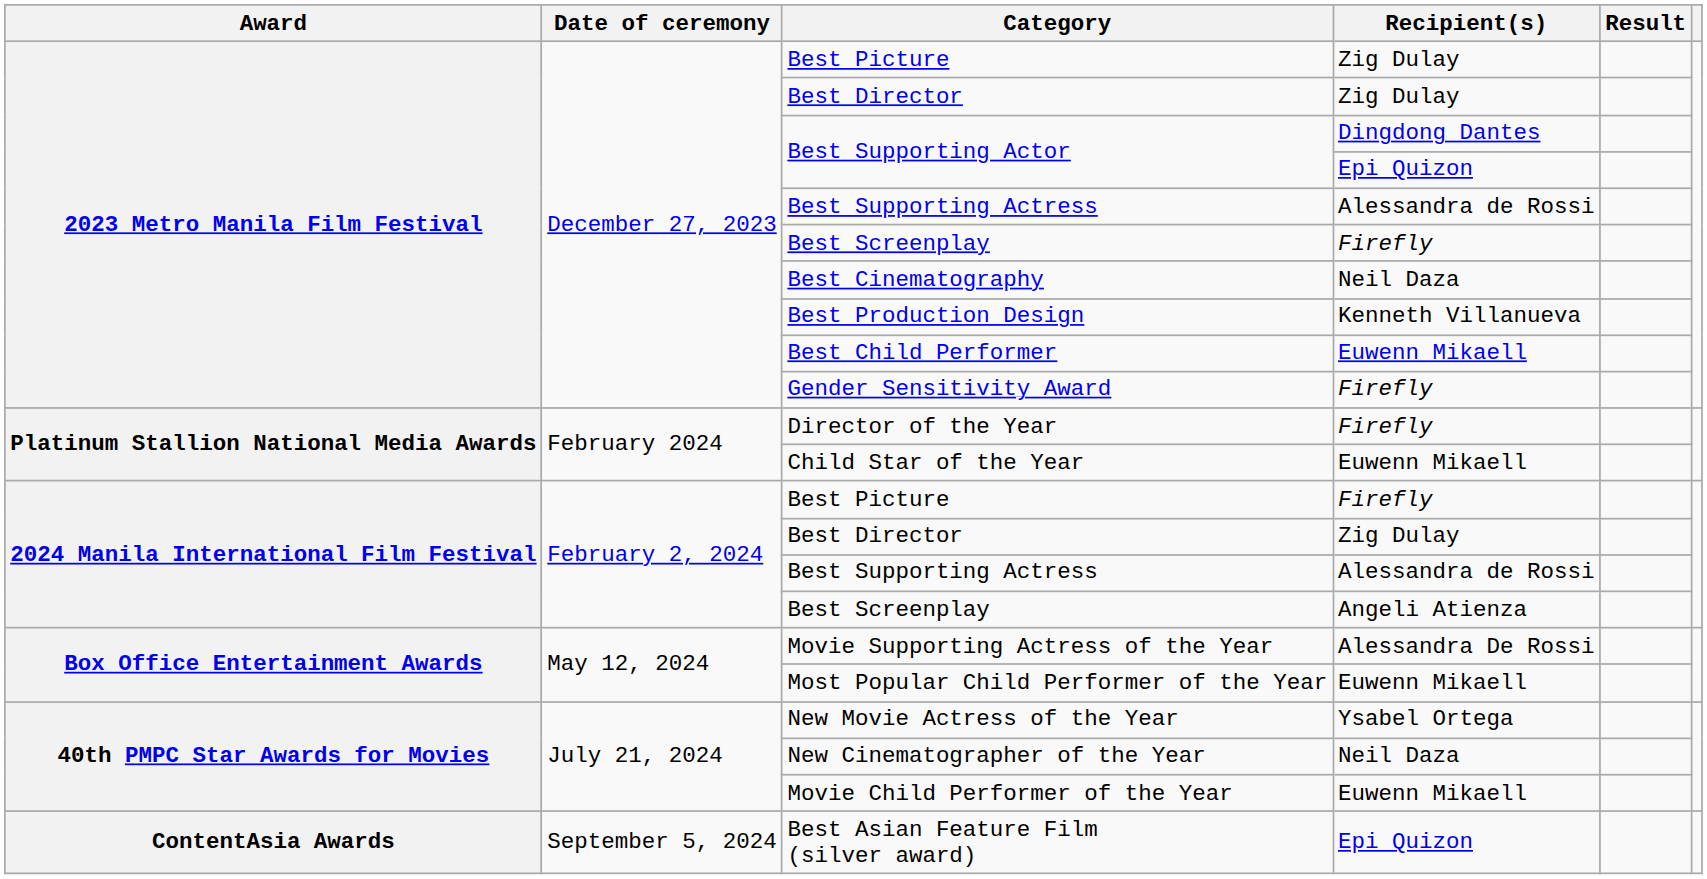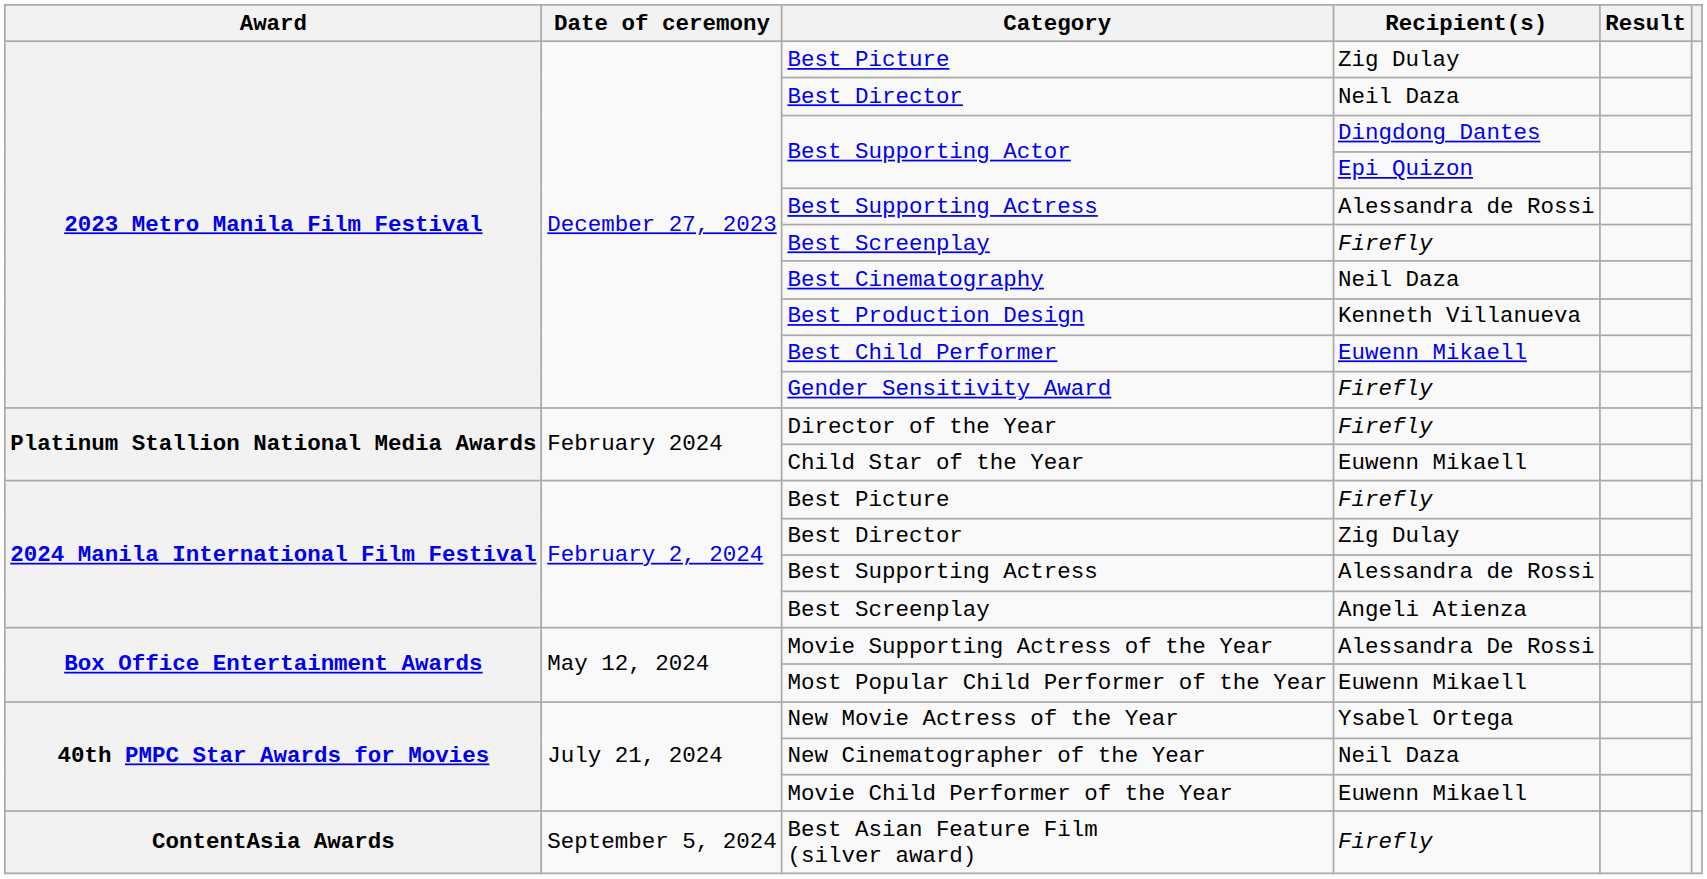(1399, 97) Zig Dulay -> (1399, 97) Neil Daza
(1405, 843) Epi Quizon -> (1385, 843) Firefly
